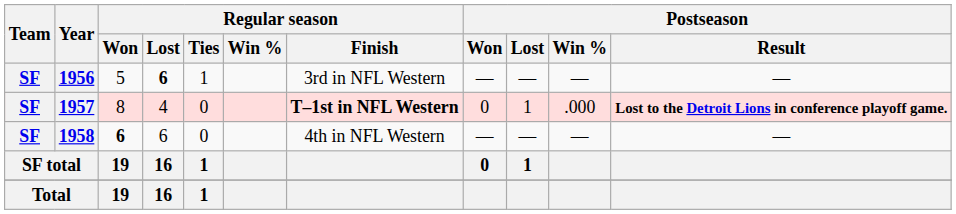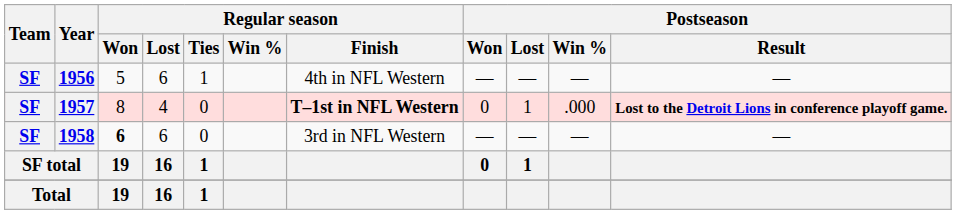(163, 77) bold -> (163, 77) normal
(375, 77) 3rd in NFL Western -> (375, 77) 4th in NFL Western
(375, 136) 4th in NFL Western -> (375, 136) 3rd in NFL Western
